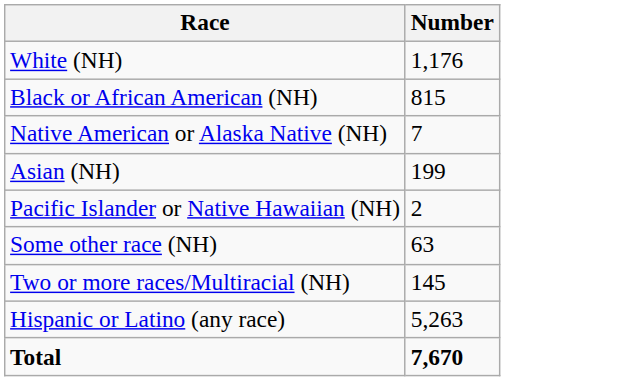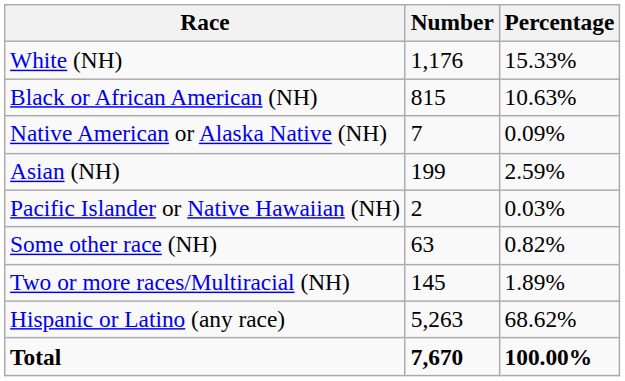+ column: (559, 23)
